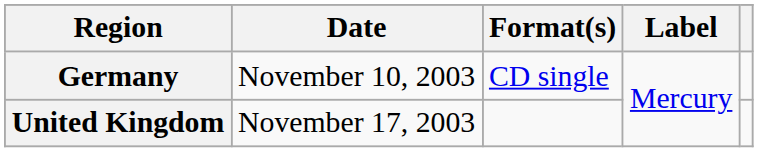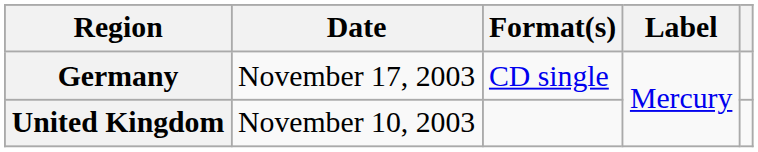(357, 75) November 10, 2003 -> (357, 75) November 17, 2003
(357, 122) November 17, 2003 -> (357, 122) November 10, 2003
